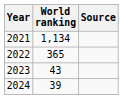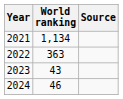(55, 55) 365 -> (55, 55) 363
(55, 87) 39 -> (55, 87) 46
